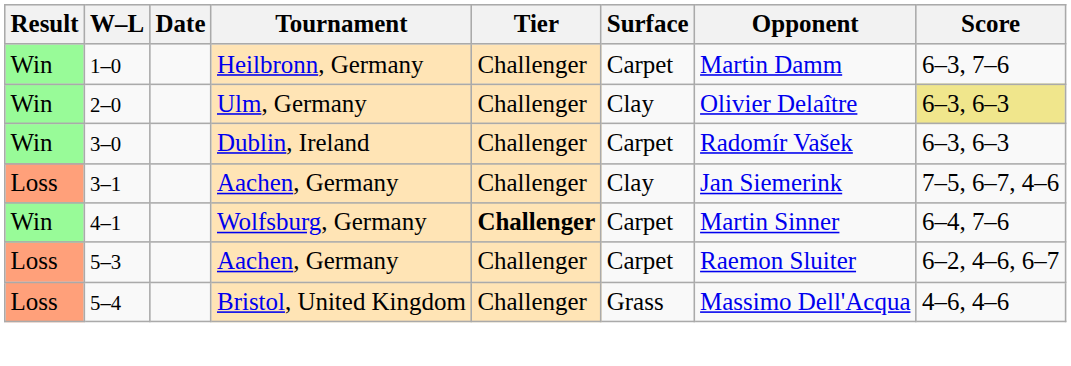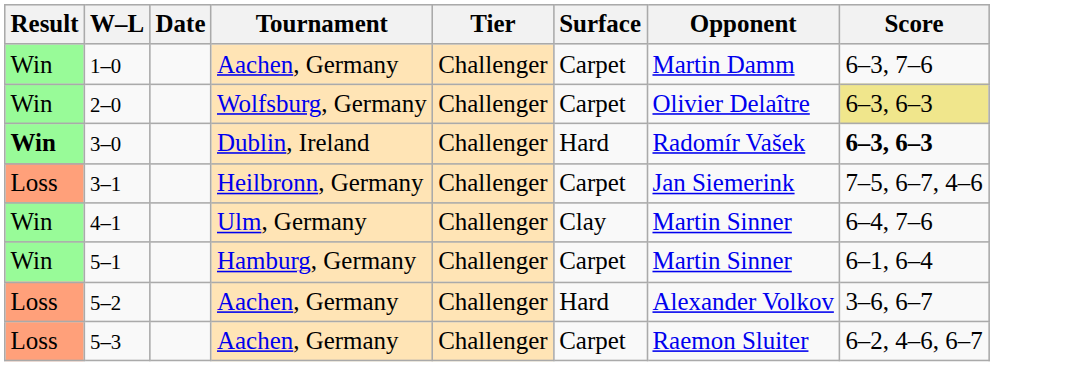(320, 63) Heilbronn, Germany -> (308, 63) Aachen, Germany
(292, 103) Ulm, Germany -> (322, 103) Wolfsburg, Germany
(630, 103) Clay -> (592, 103) Carpet
(32, 143) normal -> (33, 143) bold
(640, 143) Carpet -> (584, 143) Hard
(966, 143) normal -> (889, 143) bold
(308, 182) Aachen, Germany -> (320, 182) Heilbronn, Germany
(630, 182) Clay -> (592, 182) Carpet
(322, 222) Wolfsburg, Germany -> (292, 222) Ulm, Germany
(536, 222) bold -> (493, 222) normal
(640, 222) Carpet -> (583, 222) Clay
+ row: (106, 263)
+ row: (106, 302)
- row: (106, 302)
